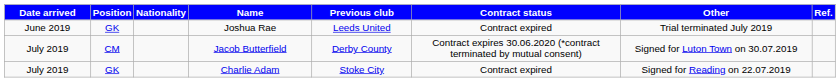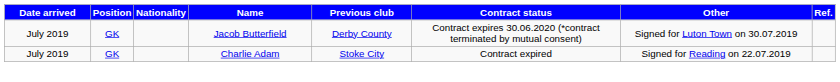- row: (250, 28)
(112, 49) CM -> (112, 33) GK
